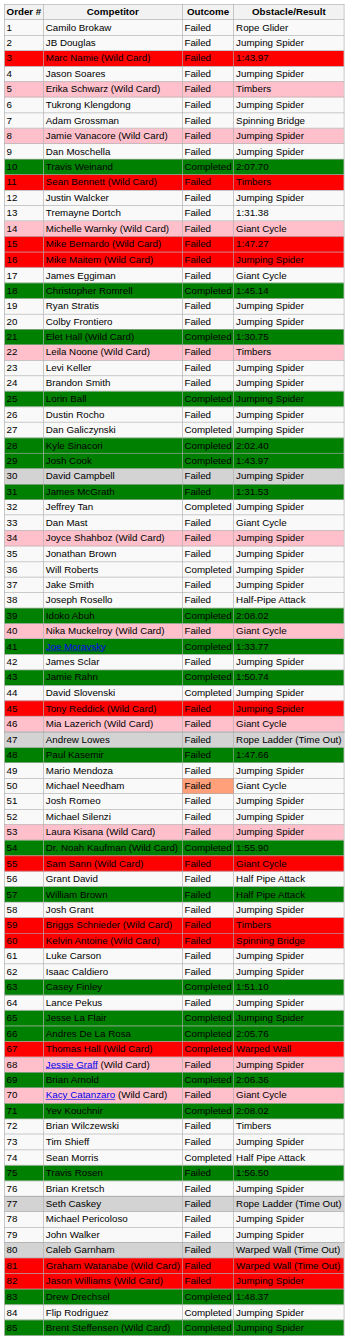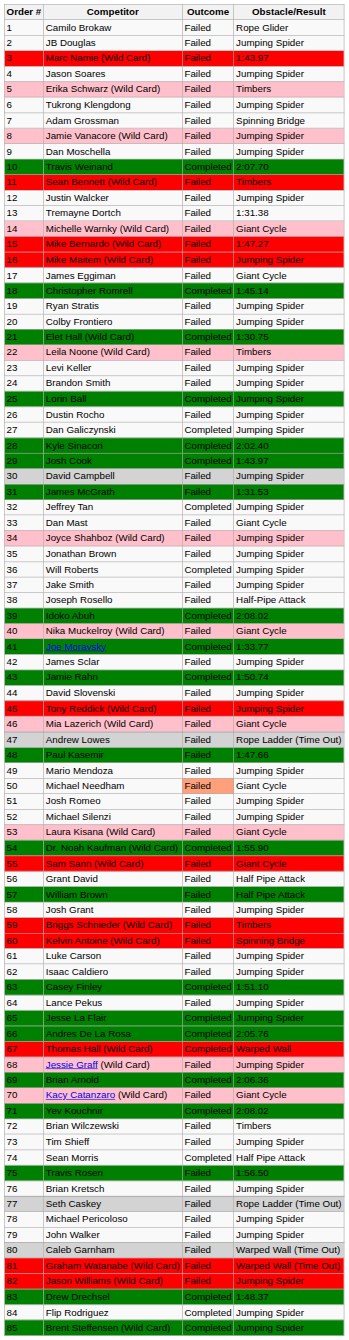(208, 693) Completed -> (198, 693) Failed
(270, 832) Jumping Spider -> (261, 832) Giant Cycle
